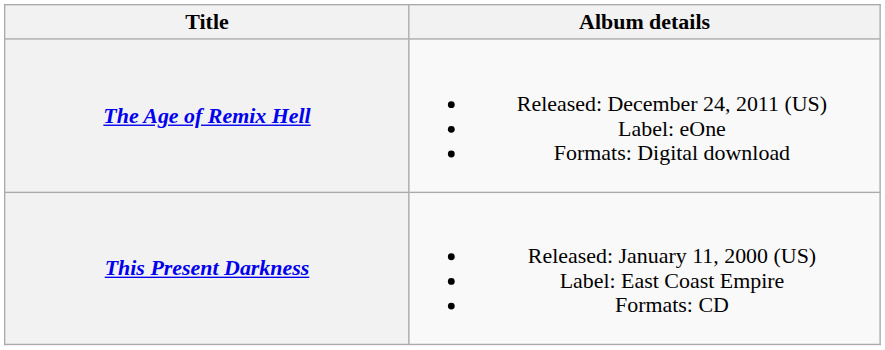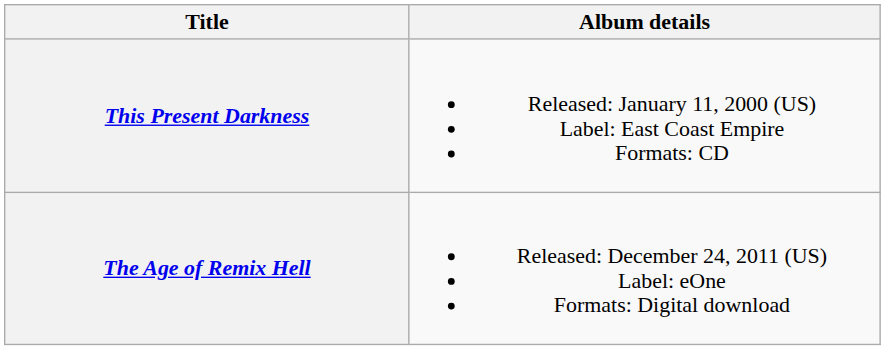rows swapped: (207, 268) <-> (207, 115)
